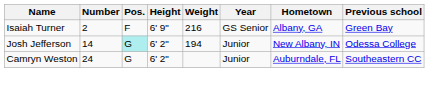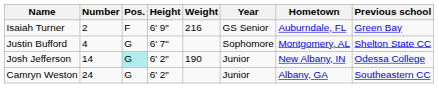(298, 28) Albany, GA -> (312, 28) Auburndale, FL
+ row: (37, 43)
(193, 43) 194 -> (193, 59) 190
(307, 59) Auburndale, FL -> (303, 75) Albany, GA
